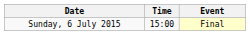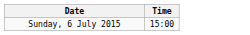- column: (212, 11)
